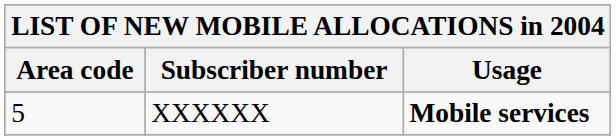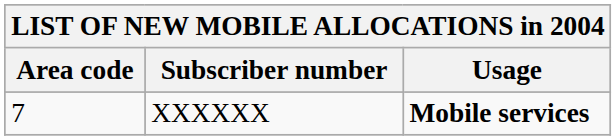(18, 112) 5 -> (18, 112) 7
